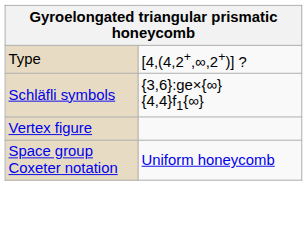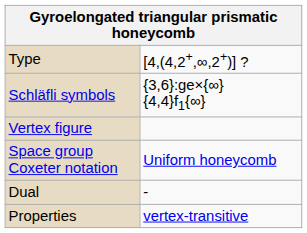+ row: (24, 192)
+ row: (42, 215)
